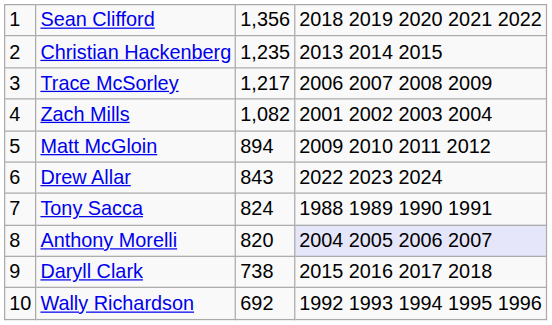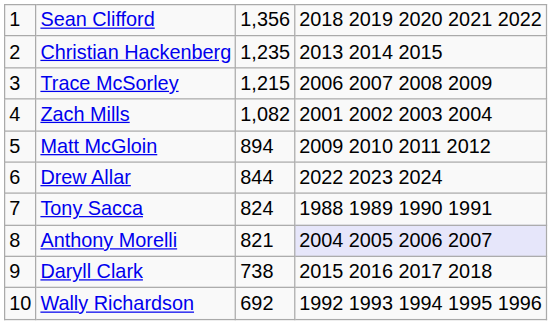(265, 83) 1,217 -> (265, 83) 1,215
(257, 177) 843 -> (257, 177) 844
(257, 240) 820 -> (257, 240) 821
